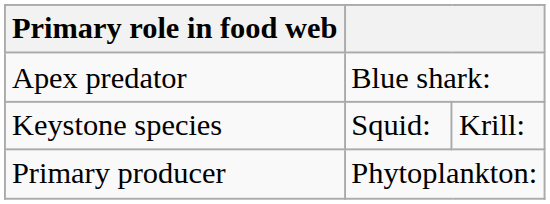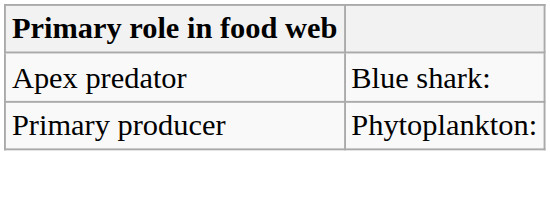- row: (117, 125)
